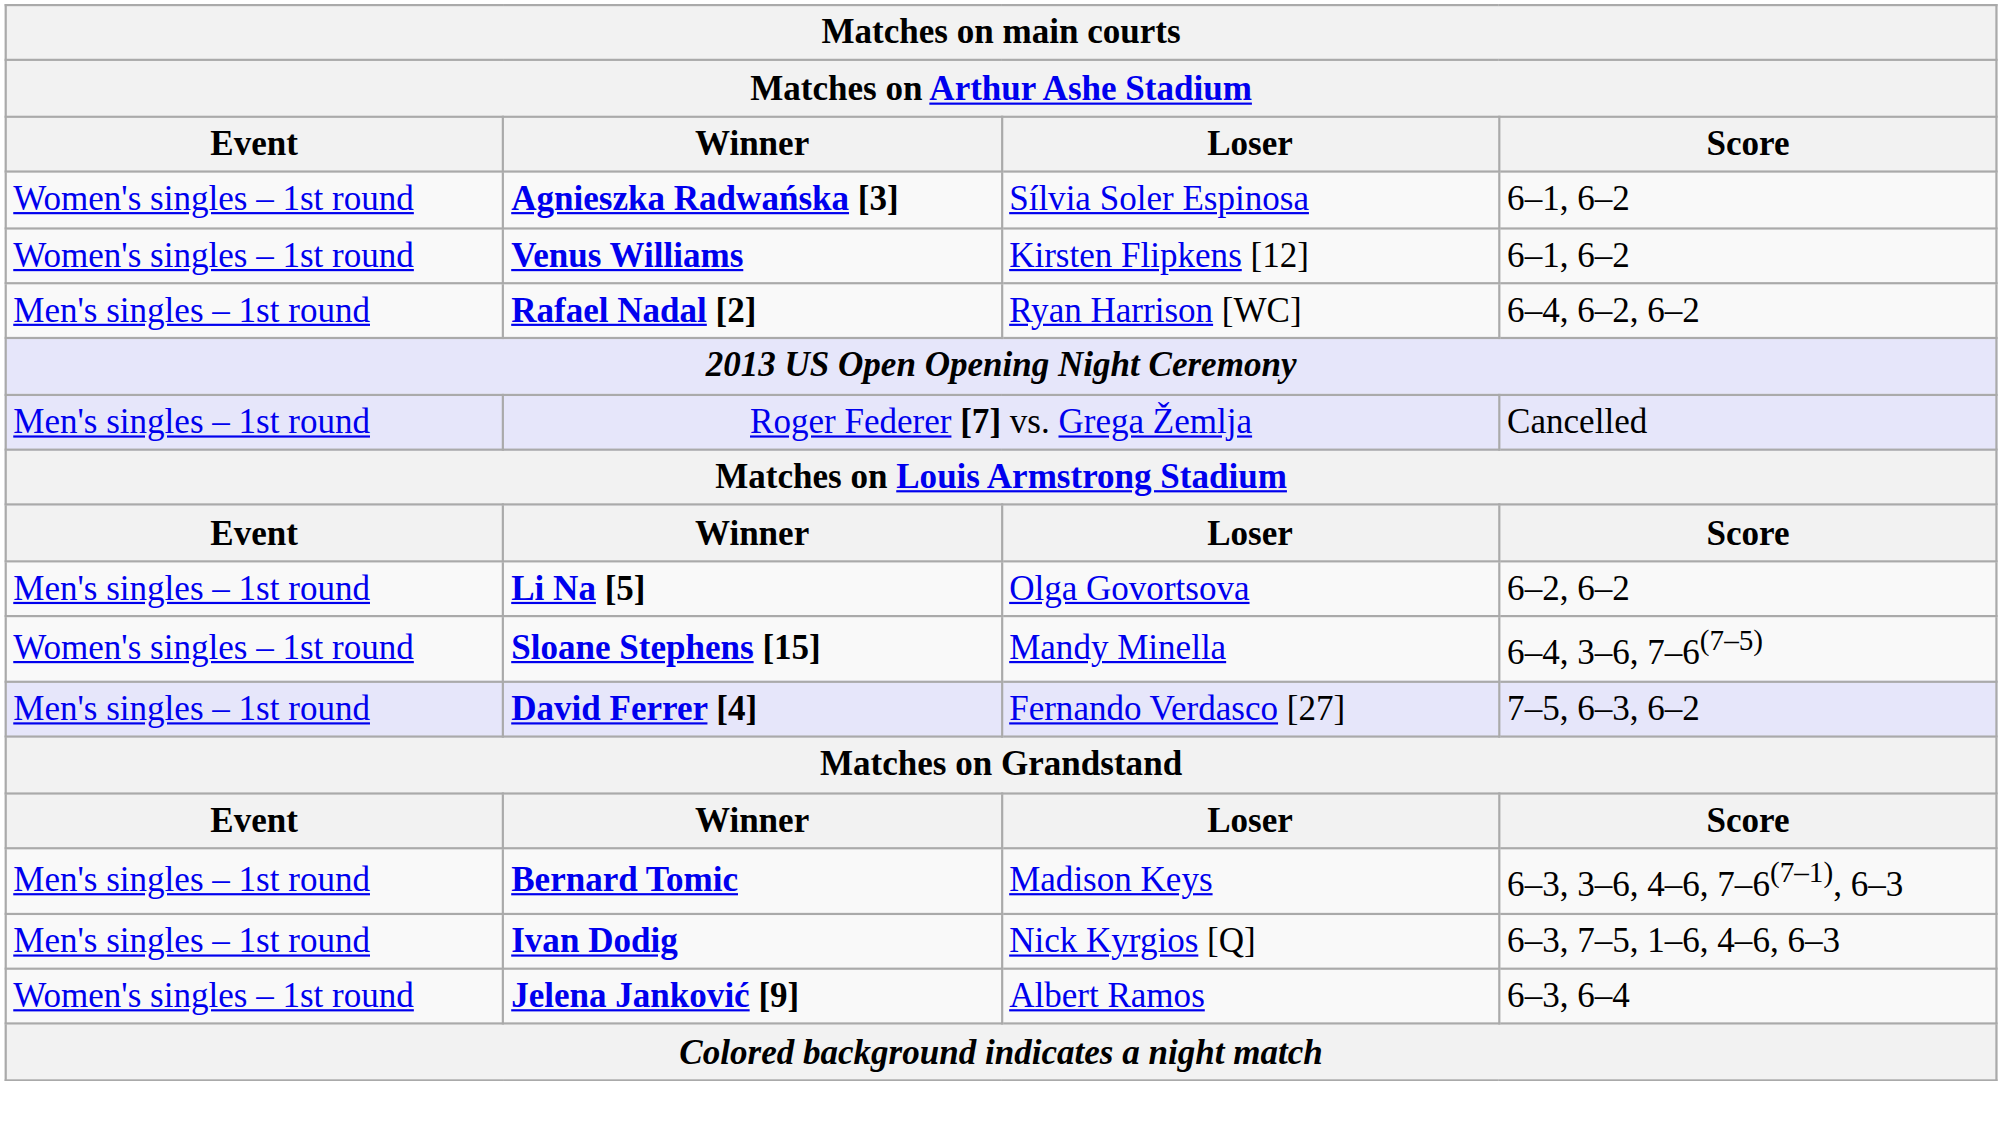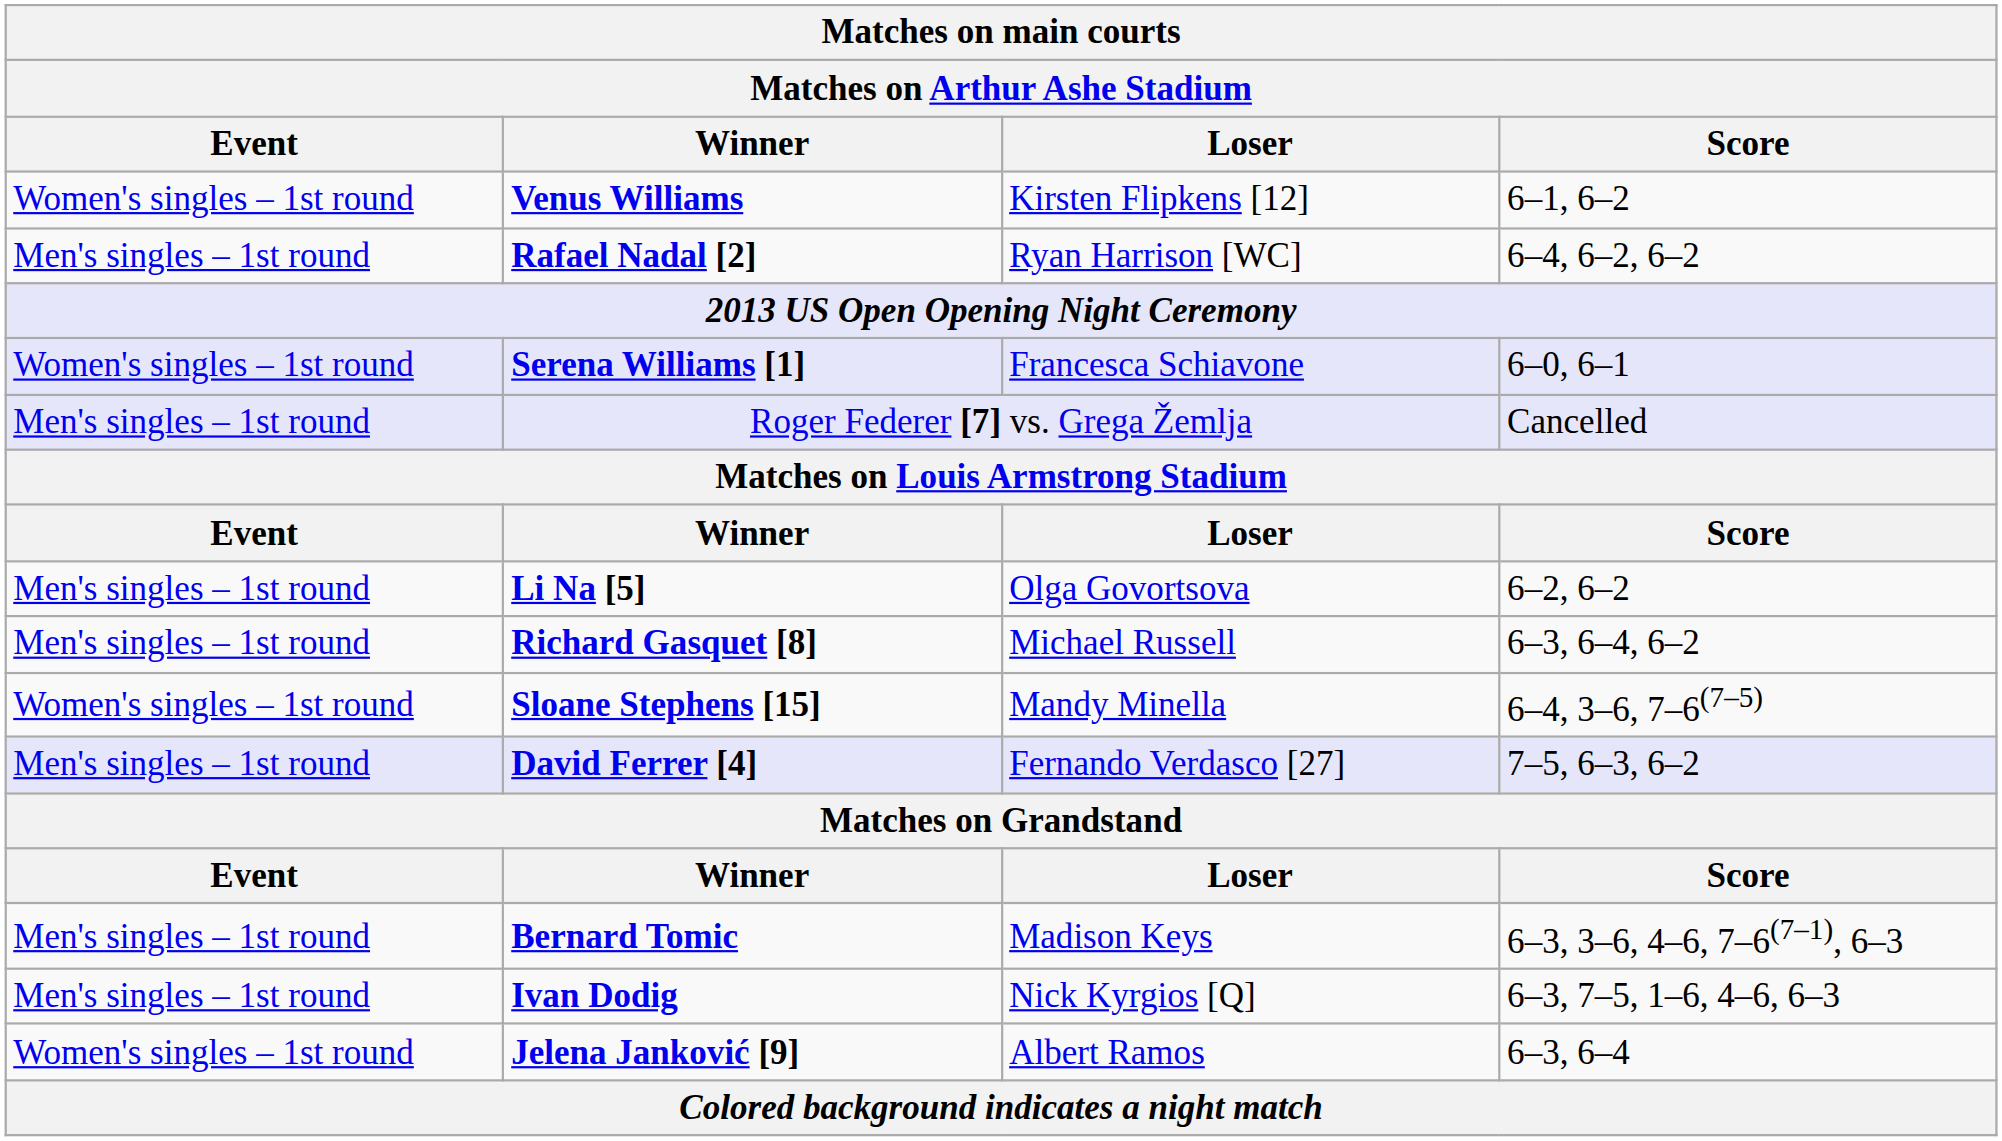- row: (705, 198)
+ row: (658, 365)
+ row: (664, 643)
